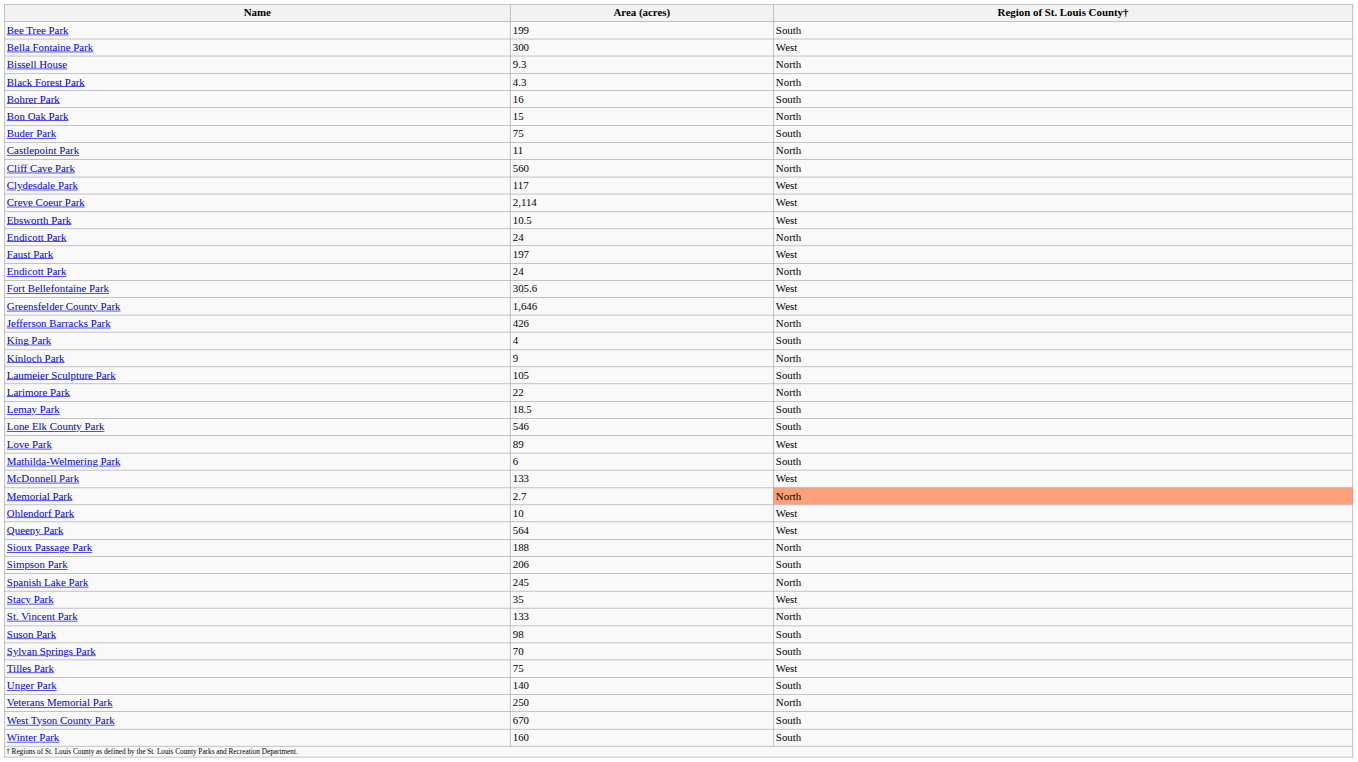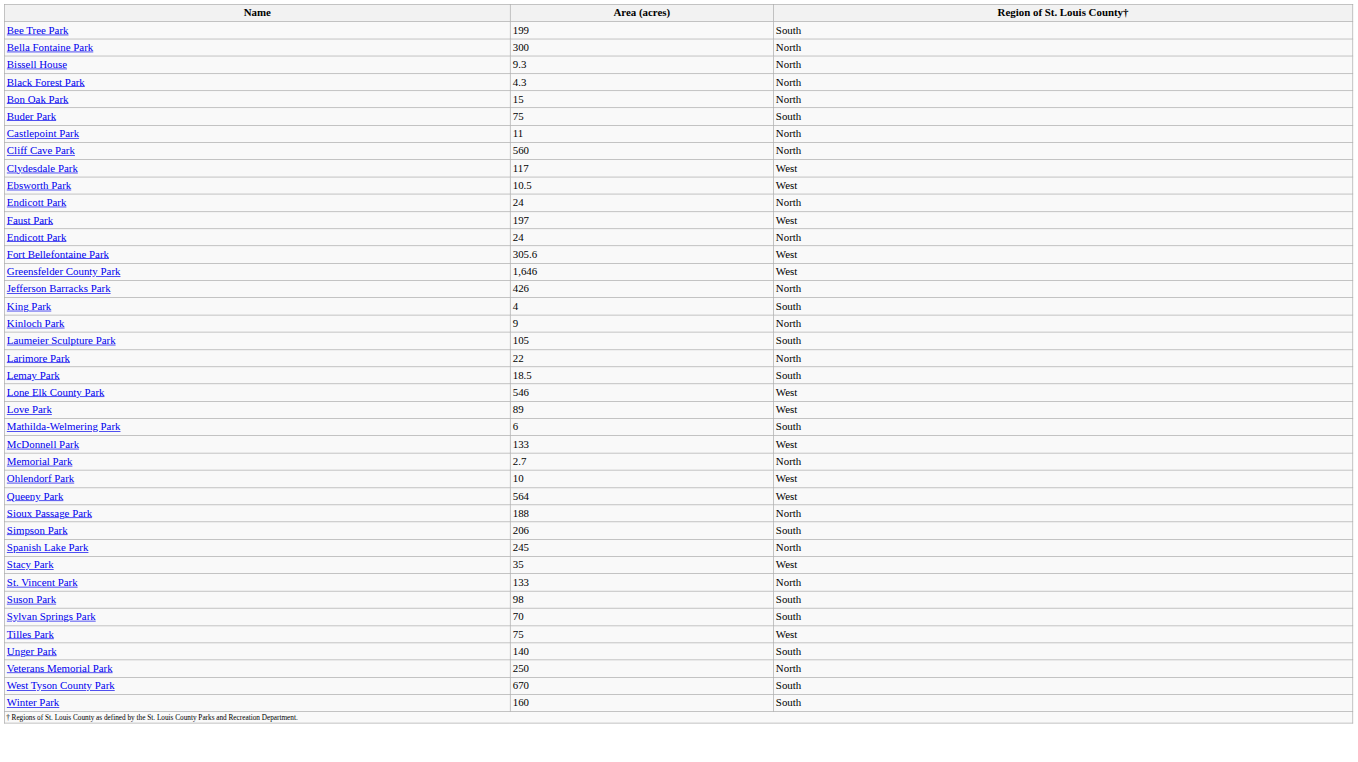(787, 47) West -> (789, 47) North
- row: (33, 99)
- row: (46, 202)
(789, 427) South -> (787, 392) West
(789, 496) lightsalmon background -> (789, 461) no background
